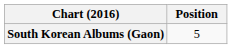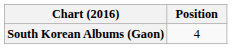(197, 33) 5 -> (197, 33) 4
